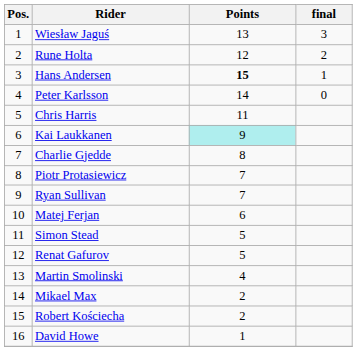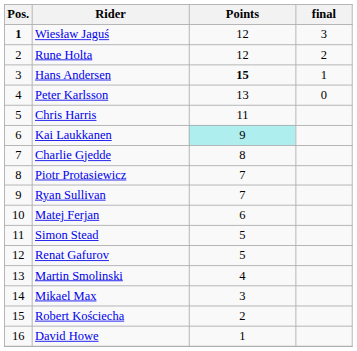(18, 34) normal -> (18, 34) bold
(242, 34) 13 -> (242, 34) 12
(242, 94) 14 -> (242, 94) 13
(242, 295) 2 -> (242, 295) 3
